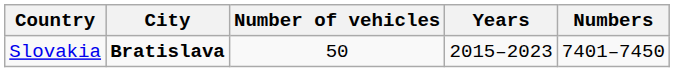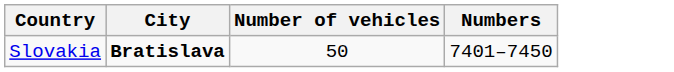- column: (501, 20)
